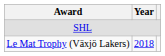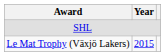(144, 43) 2018 -> (144, 43) 2015
